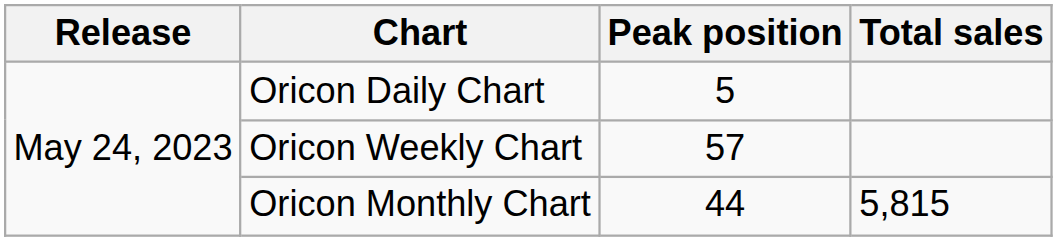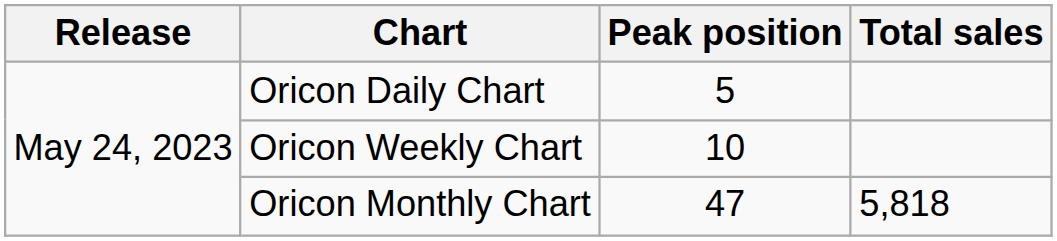(725, 147) 57 -> (725, 147) 10
(725, 205) 44 -> (725, 205) 47
(905, 205) 5,815 -> (905, 205) 5,818
